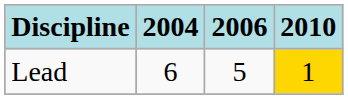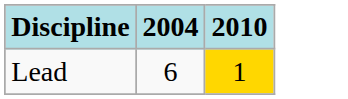- column: (239, 26)
